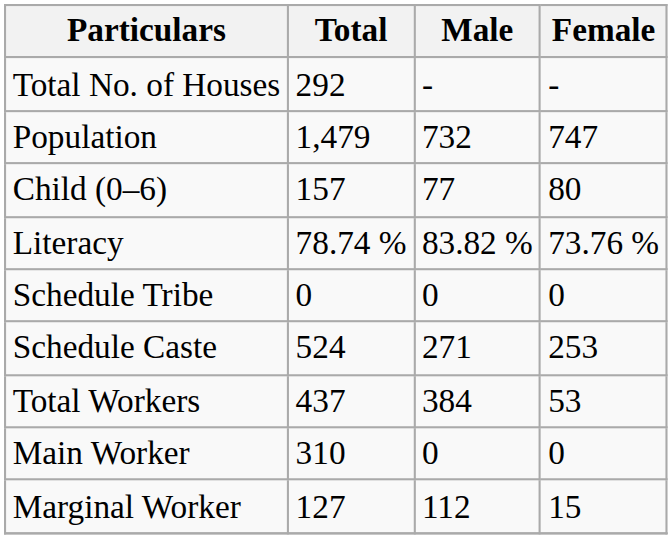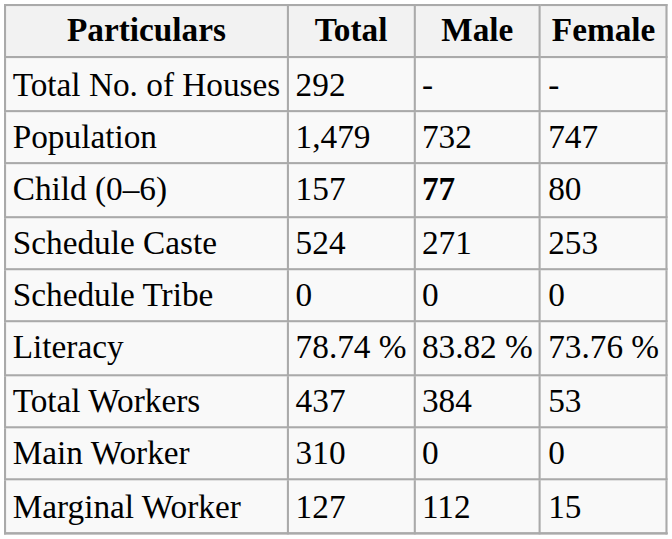(439, 189) normal -> (439, 189) bold
rows swapped: (115, 347) <-> (68, 242)
